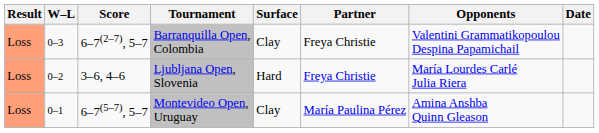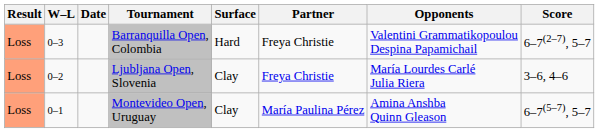columns swapped: (578, 14) <-> (114, 14)
(268, 41) Clay -> (227, 41) Hard
(269, 75) Hard -> (226, 75) Clay
